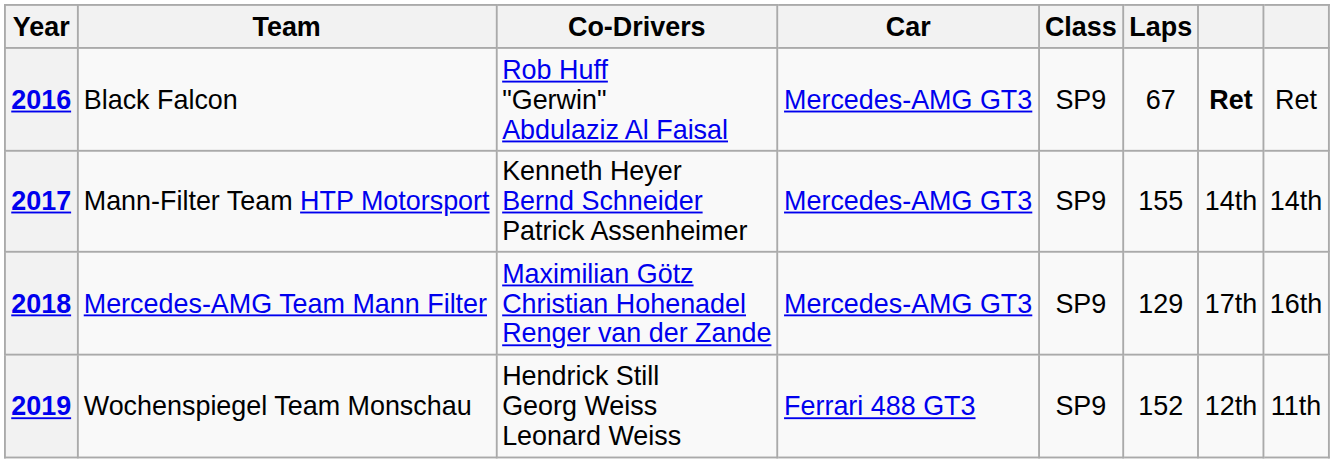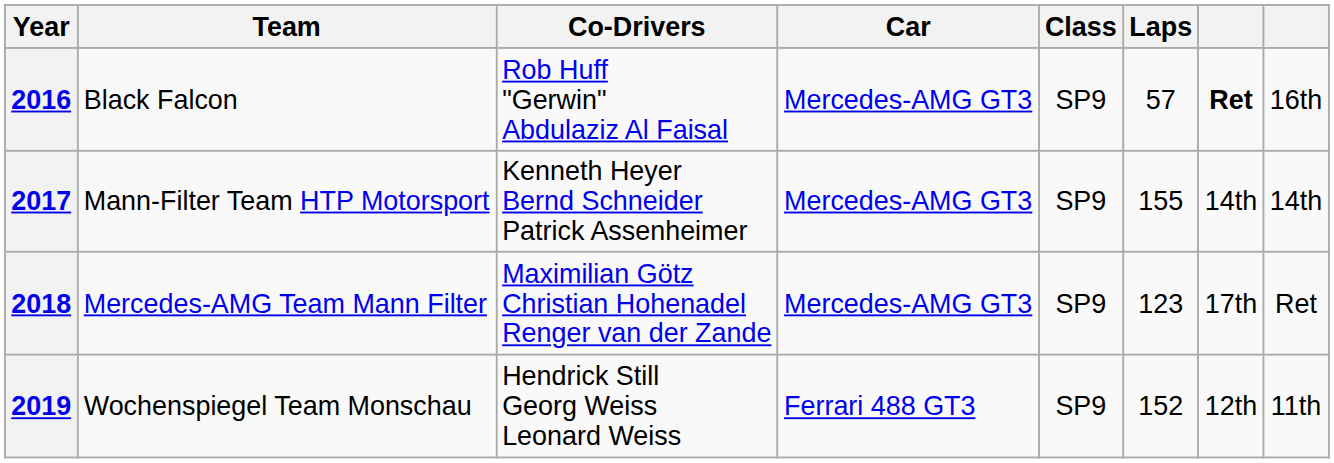(1161, 99) 67 -> (1161, 99) 57
(1296, 99) Ret -> (1296, 99) 16th
(1161, 304) 129 -> (1161, 304) 123
(1296, 304) 16th -> (1296, 304) Ret
